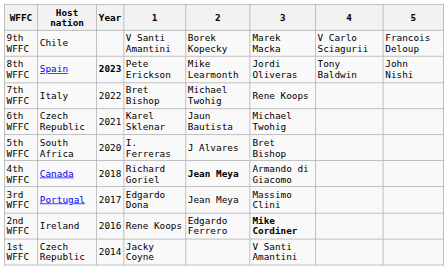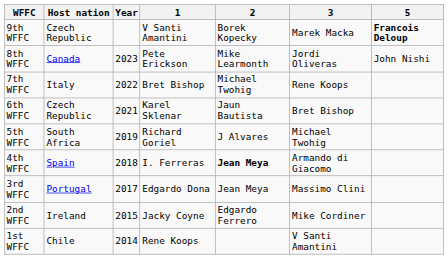- column: (349, 17)
(54, 43) Chile -> (69, 33) Czech Republic
(408, 43) normal -> (396, 33) bold
(54, 69) Spain -> (63, 59) Canada
(110, 69) bold -> (127, 59) normal
(272, 122) Michael Twohig -> (323, 111) Bret Bishop
(110, 148) 2020 -> (127, 137) 2019
(148, 148) I. Ferreras -> (162, 137) Richard Goriel
(269, 148) Bret Bishop -> (312, 137) Michael Twohig
(57, 174) Canada -> (61, 163) Spain
(145, 174) Richard Goriel -> (173, 163) I. Ferreras
(110, 226) 2016 -> (127, 215) 2015
(154, 226) Rene Koops -> (173, 215) Jacky Coyne
(275, 226) bold -> (329, 215) normal
(62, 252) Czech Republic -> (61, 241) Chile
(140, 252) Jacky Coyne -> (170, 241) Rene Koops
